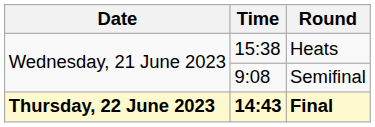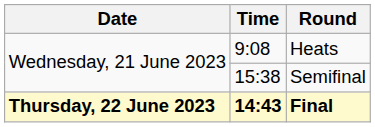(258, 48) 15:38 -> (252, 48) 9:08
(252, 77) 9:08 -> (258, 77) 15:38
